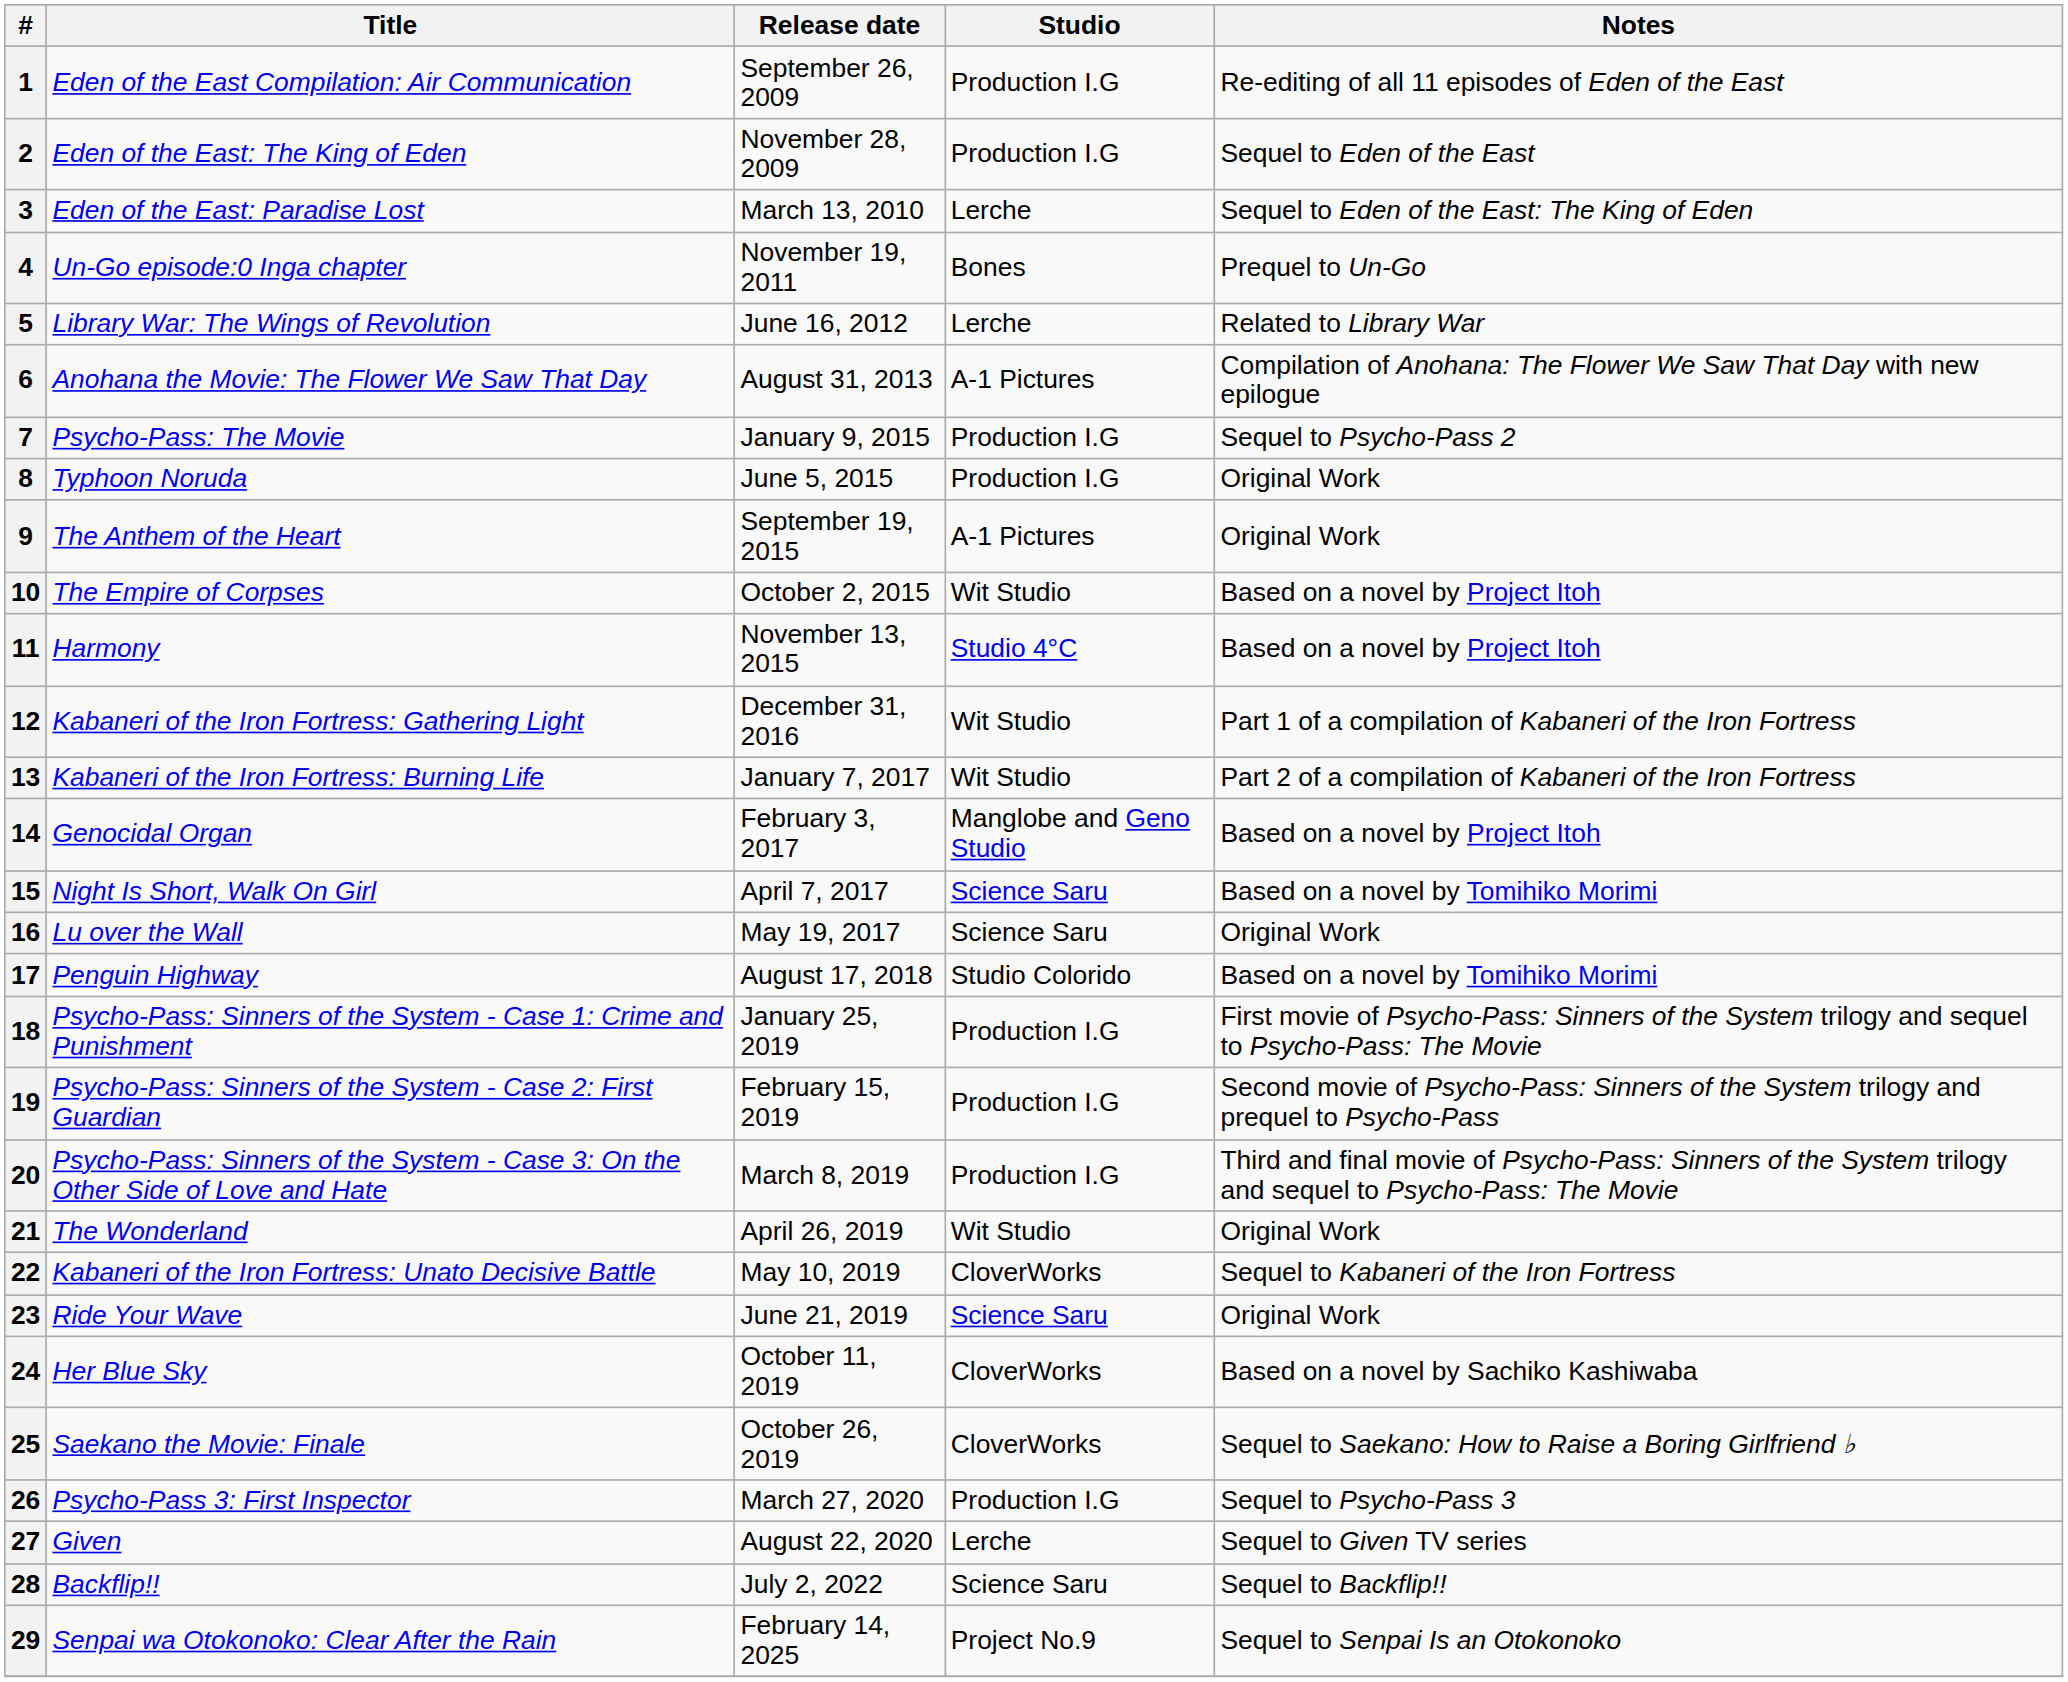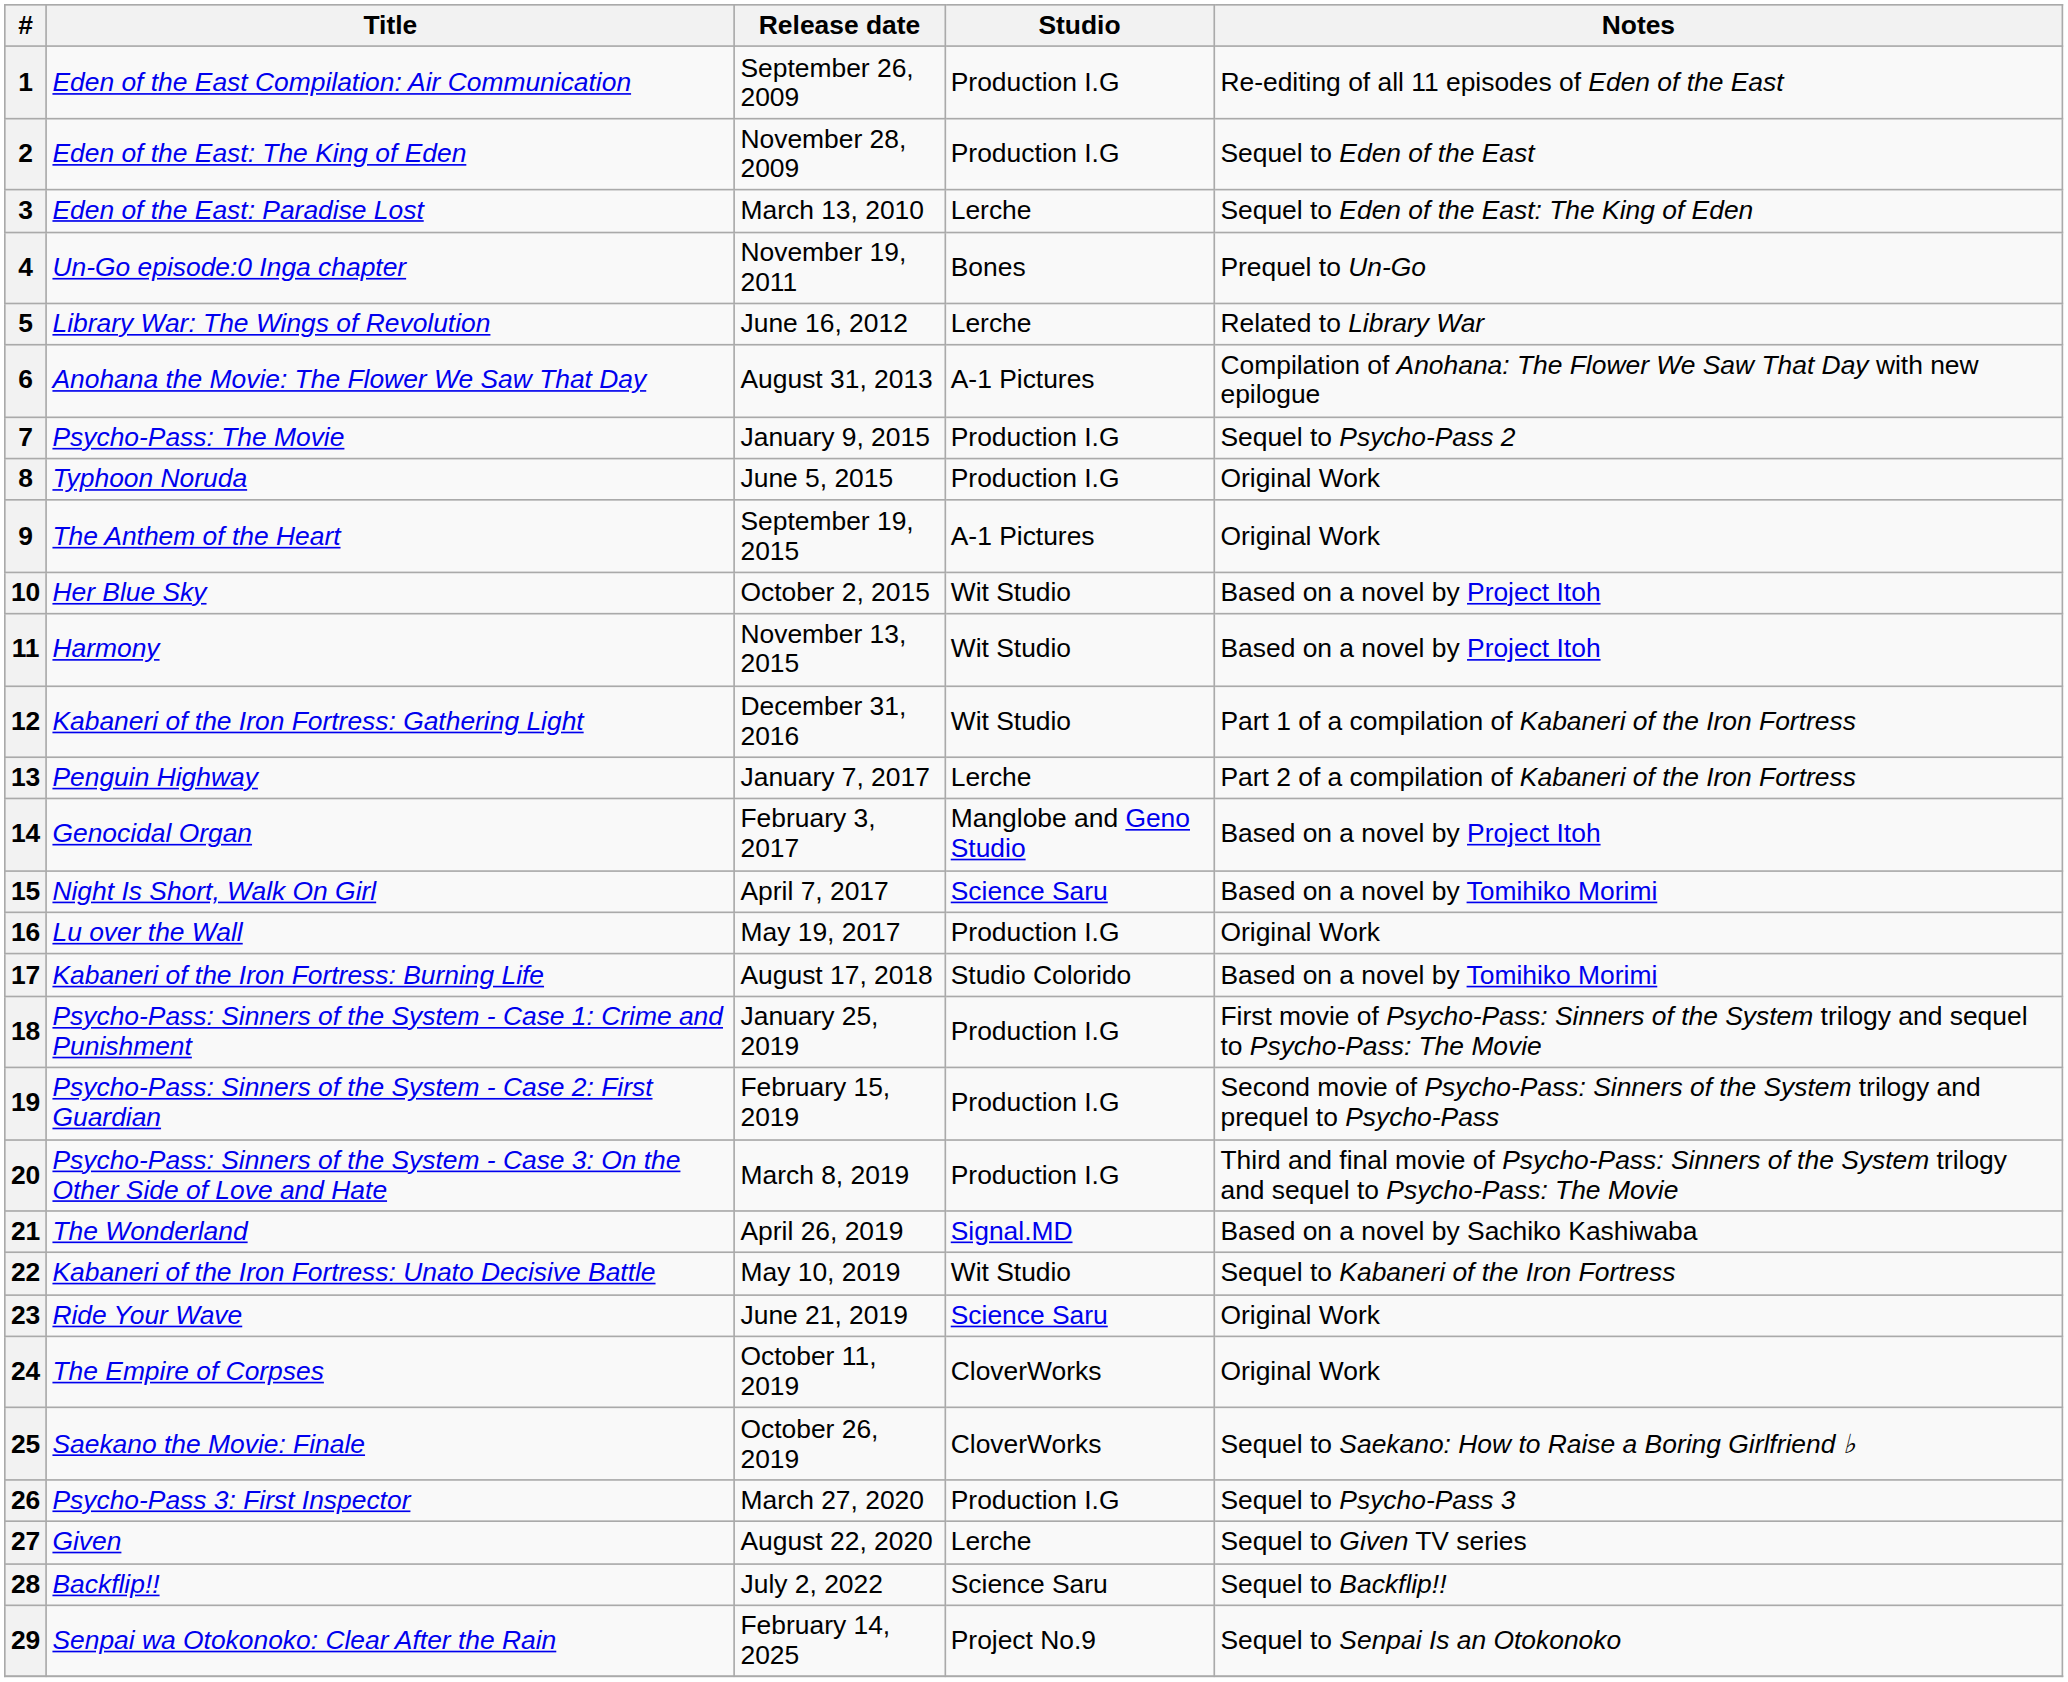(188, 592) The Empire of Corpses -> (129, 592) Her Blue Sky
(1014, 649) Studio 4°C -> (1011, 649) Wit Studio
(298, 777) Kabaneri of the Iron Fortress: Burning Life -> (155, 777) Penguin Highway
(1011, 777) Wit Studio -> (991, 777) Lerche
(1029, 932) Science Saru -> (1035, 932) Production I.G
(155, 974) Penguin Highway -> (298, 974) Kabaneri of the Iron Fortress: Burning Life
(1011, 1231) Wit Studio -> (1012, 1231) Signal.MD
(1300, 1231) Original Work -> (1459, 1231) Based on a novel by Sachiko Kashiwaba
(1026, 1273) CloverWorks -> (1011, 1273) Wit Studio
(129, 1371) Her Blue Sky -> (188, 1371) The Empire of Corpses
(1459, 1371) Based on a novel by Sachiko Kashiwaba -> (1300, 1371) Original Work
